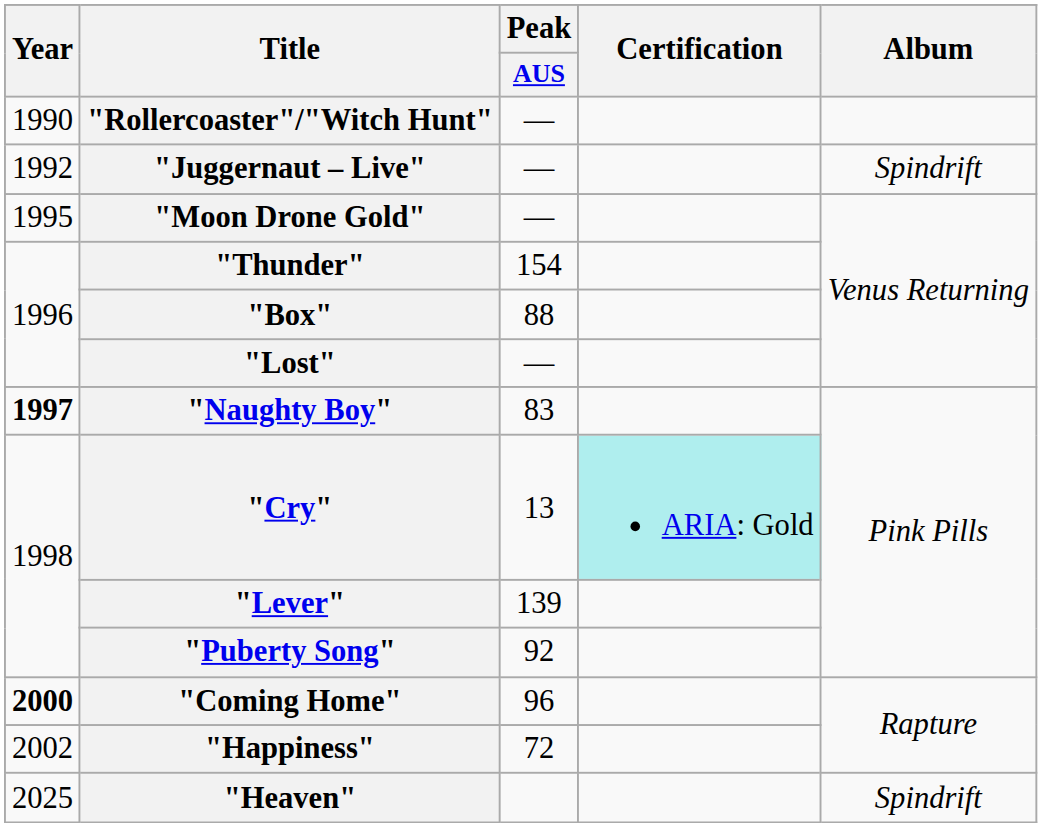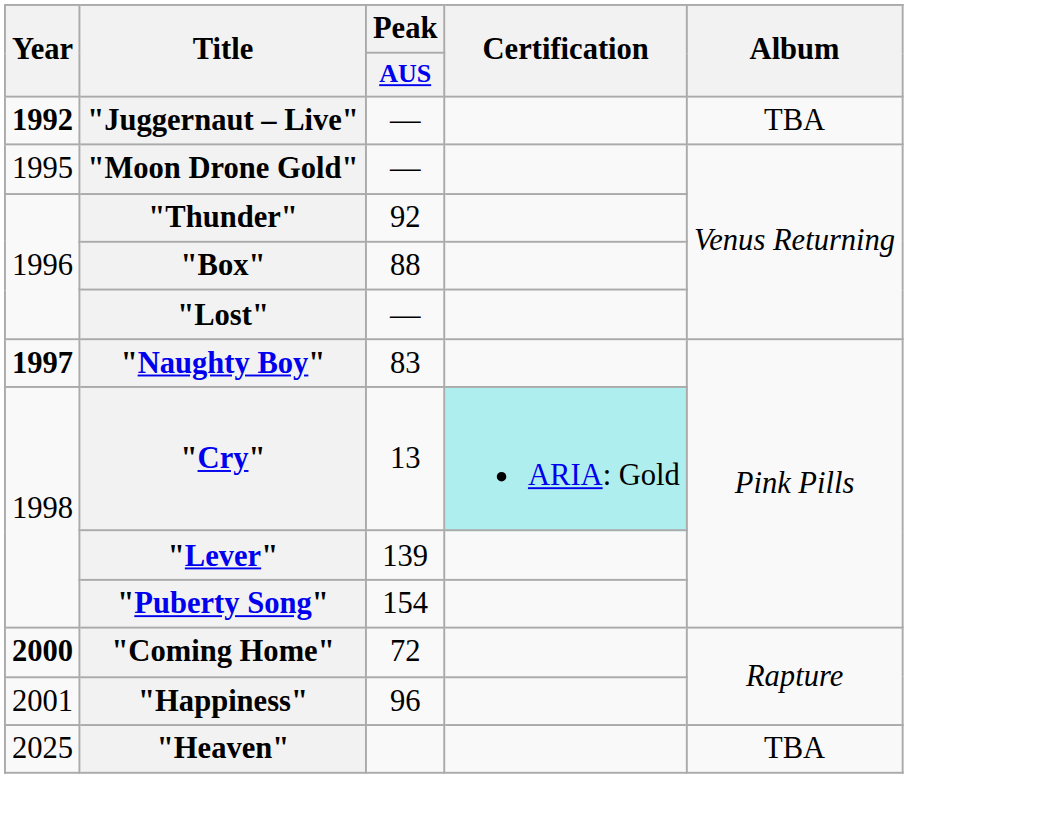- row: (290, 120)
(43, 168) normal -> (43, 120) bold
(928, 168) Spindrift -> (795, 120) TBA
(539, 265) 154 -> (405, 216) 92
(539, 651) 92 -> (405, 603) 154
(539, 700) 96 -> (405, 651) 72
(43, 748) 2002 -> (43, 700) 2001
(539, 748) 72 -> (405, 700) 96
(928, 797) Spindrift -> (795, 748) TBA
